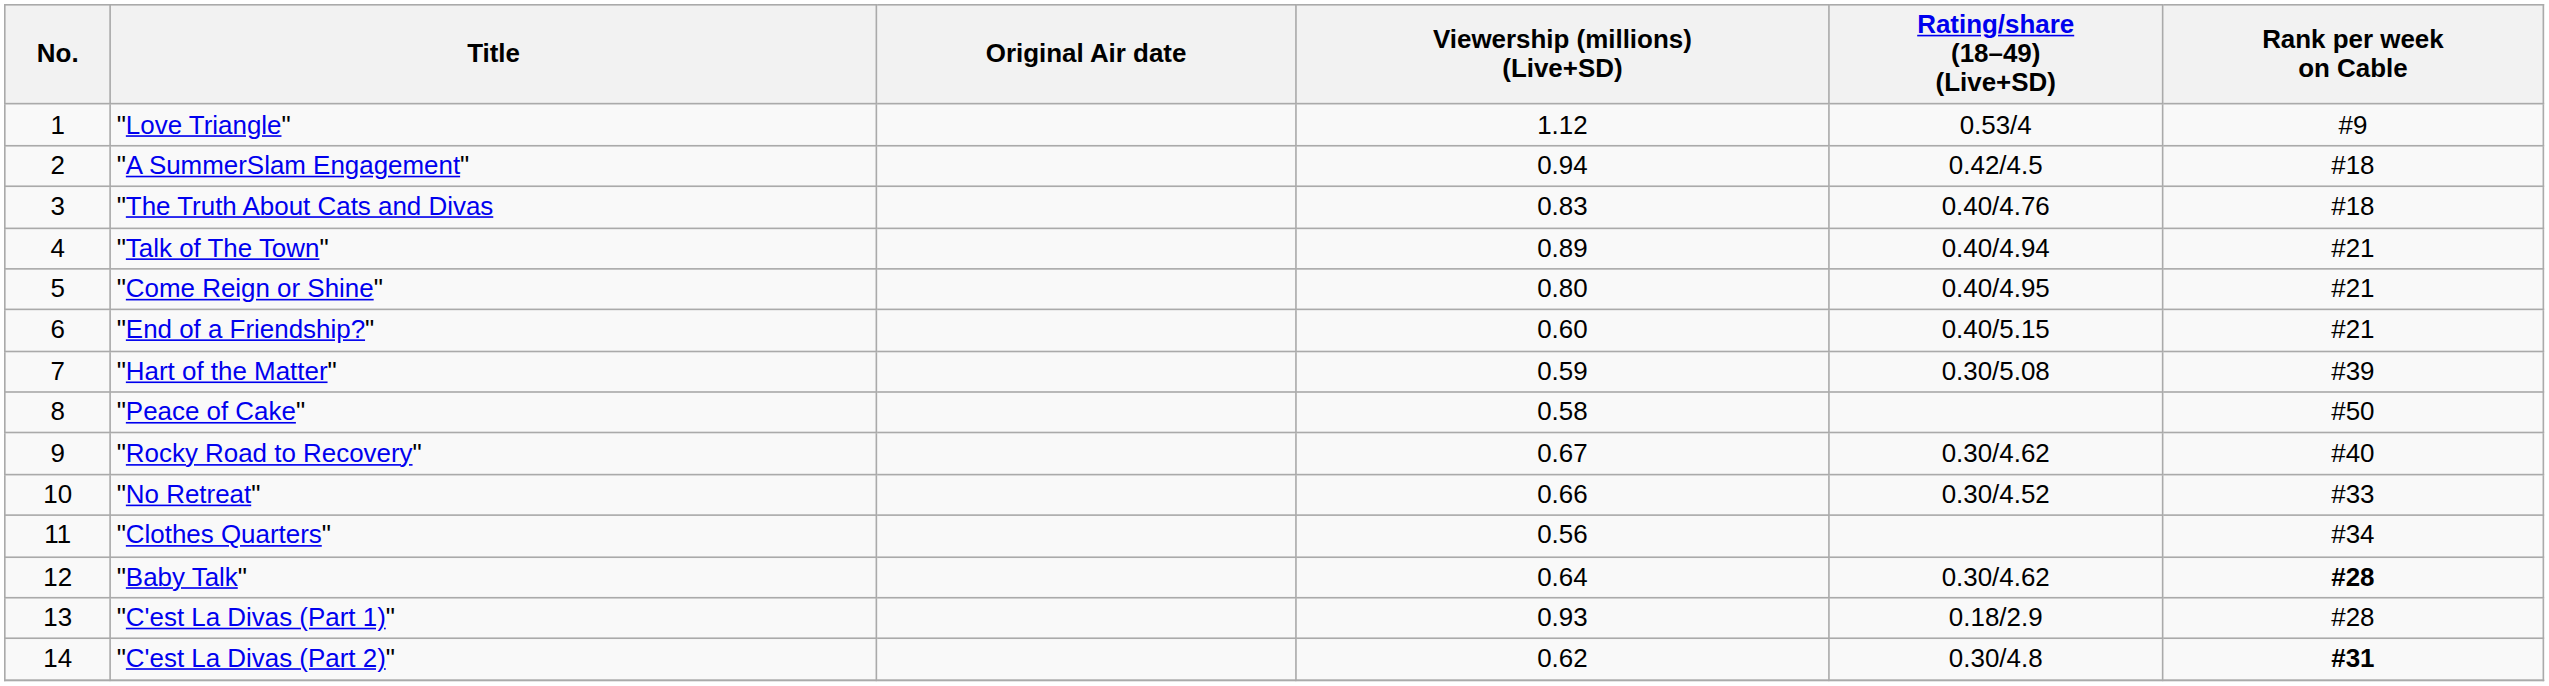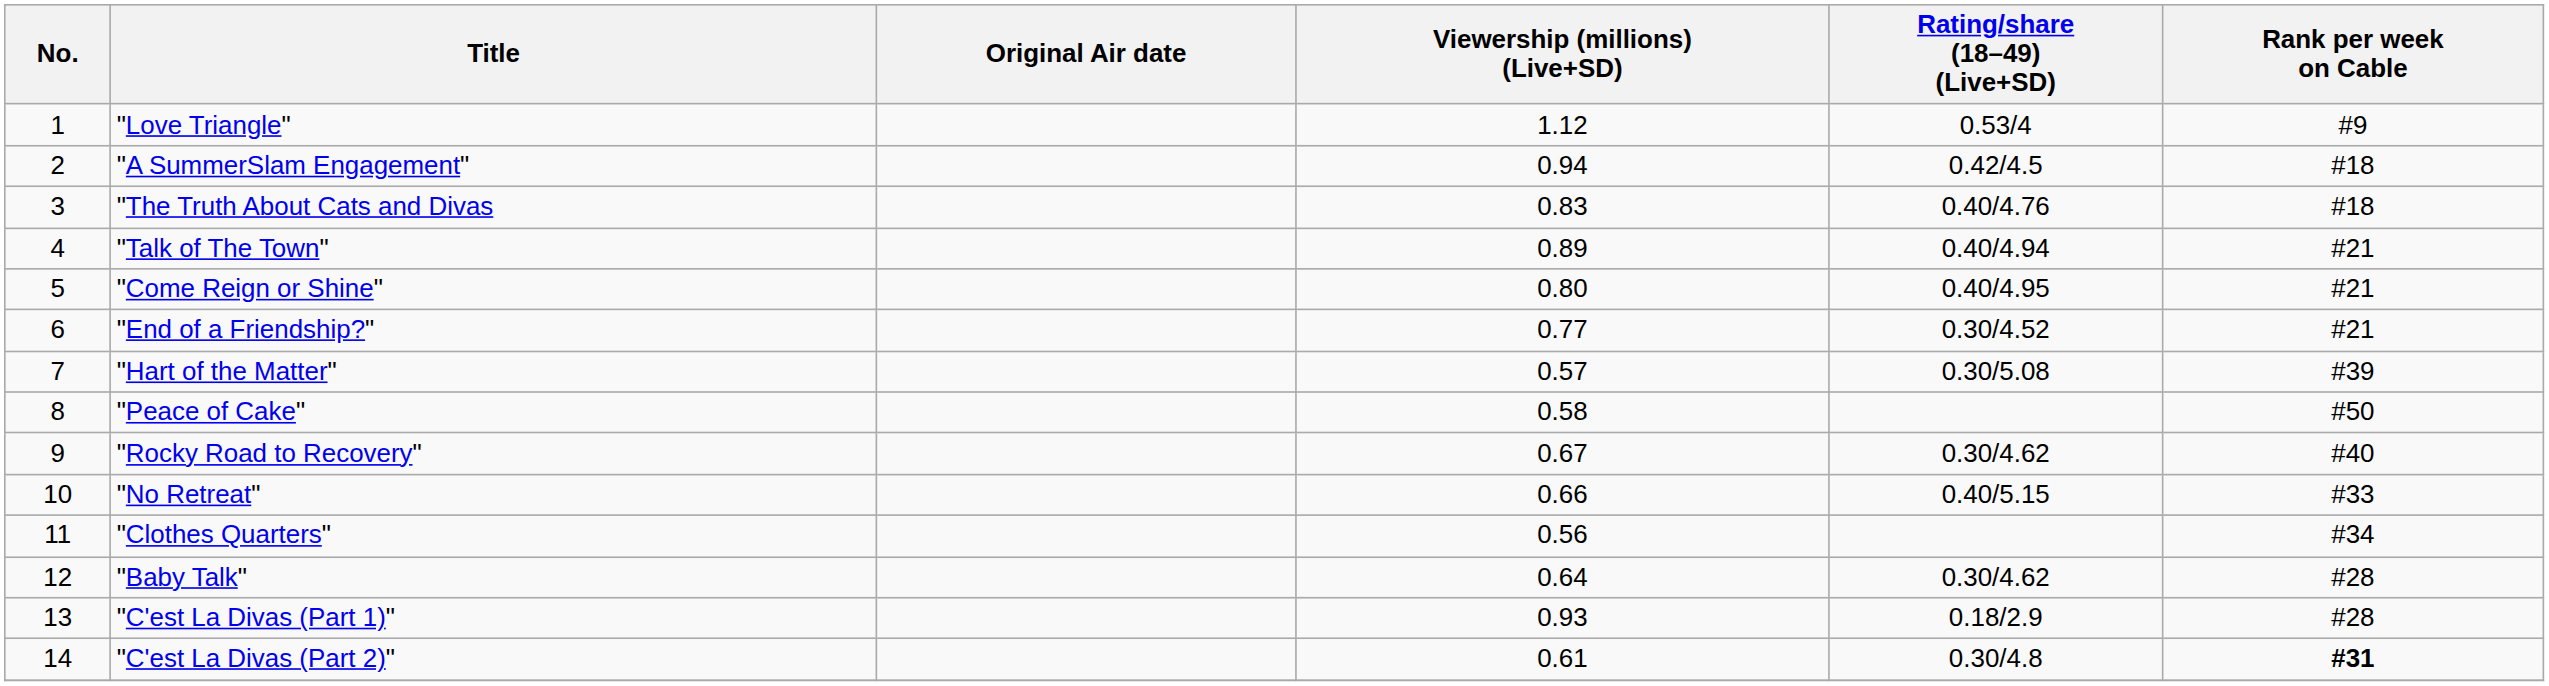(1562, 330) 0.60 -> (1562, 330) 0.77
(1996, 330) 0.40/5.15 -> (1996, 330) 0.30/4.52
(1562, 371) 0.59 -> (1562, 371) 0.57
(1996, 494) 0.30/4.52 -> (1996, 494) 0.40/5.15
(2353, 576) bold -> (2353, 576) normal
(1562, 658) 0.62 -> (1562, 658) 0.61
